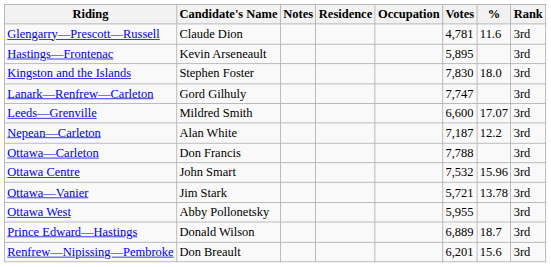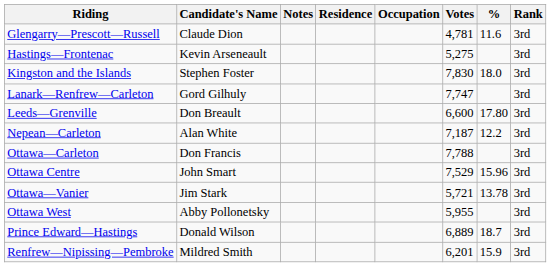(459, 53) 5,895 -> (459, 53) 5,275
(216, 113) Mildred Smith -> (210, 113) Don Breault
(494, 113) 17.07 -> (494, 113) 17.80
(459, 172) 7,532 -> (459, 172) 7,529
(210, 251) Don Breault -> (216, 251) Mildred Smith
(491, 251) 15.6 -> (491, 251) 15.9
